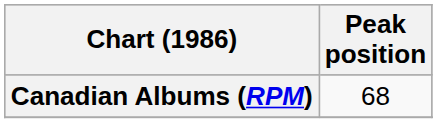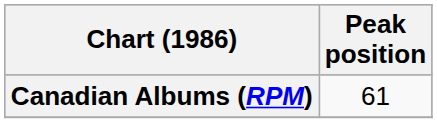(375, 95) 68 -> (375, 95) 61
